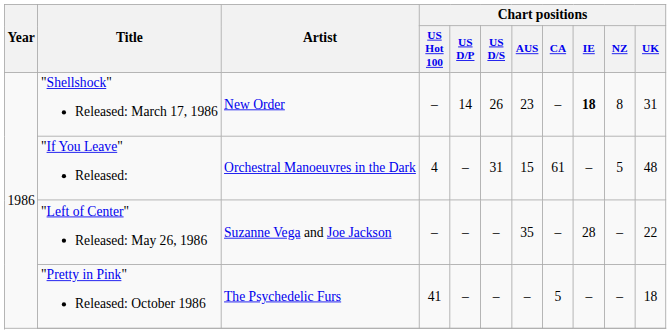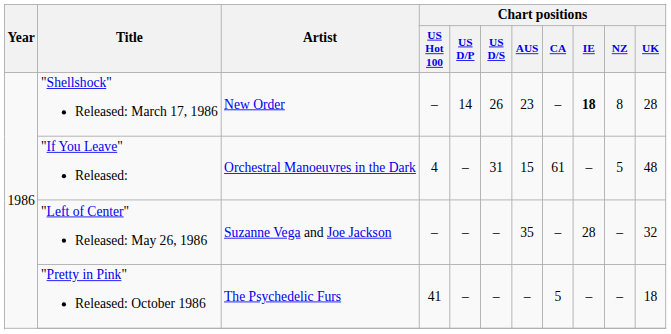(651, 104) 31 -> (651, 104) 28
(651, 232) 22 -> (651, 232) 32
